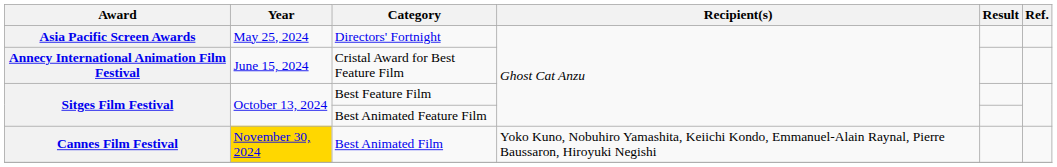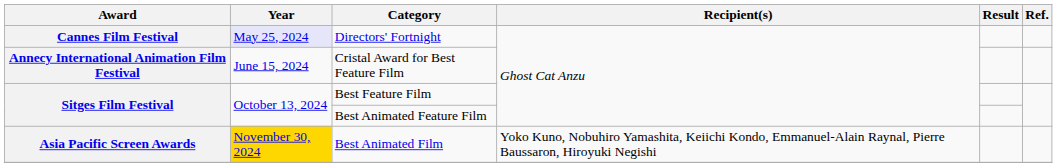(117, 36) Asia Pacific Screen Awards -> (117, 36) Cannes Film Festival
(271, 36) no background -> (271, 36) lavender background
(117, 144) Cannes Film Festival -> (117, 144) Asia Pacific Screen Awards
